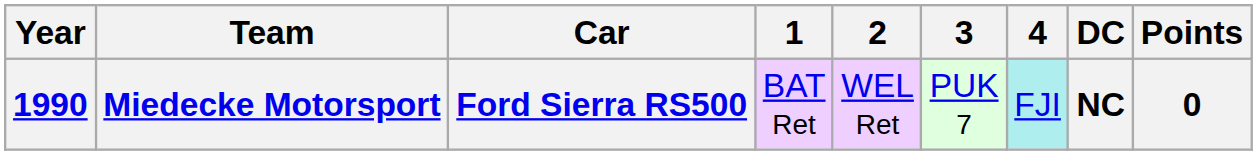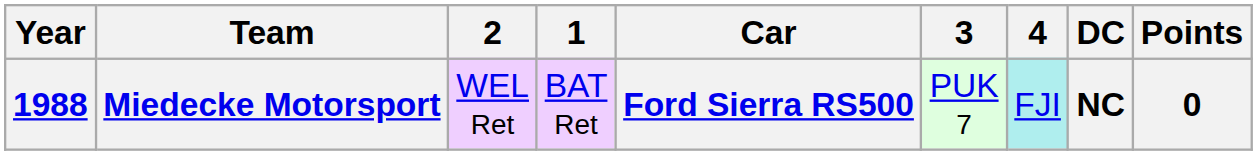columns swapped: (602, 32) <-> (878, 32)
(50, 104) 1990 -> (50, 104) 1988
